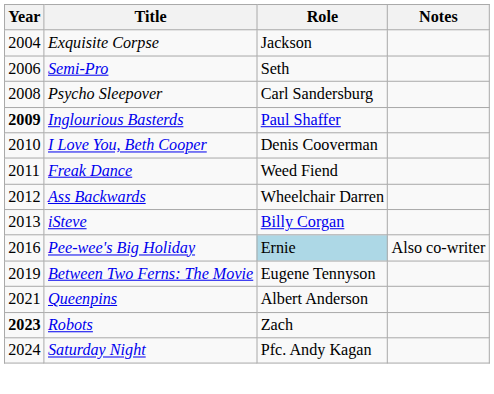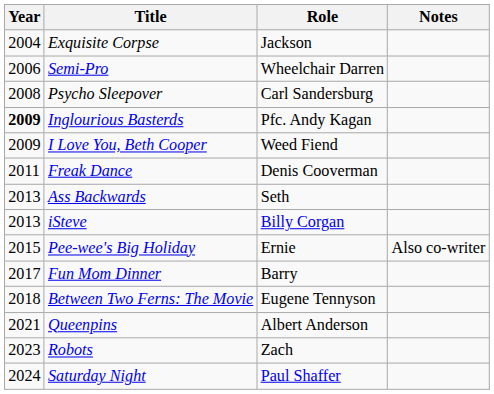(275, 68) Seth -> (322, 68) Wheelchair Darren
(301, 119) Paul Shaffer -> (316, 119) Pfc. Andy Kagan
(24, 145) 2010 -> (24, 145) 2009
(319, 145) Denis Cooverman -> (299, 145) Weed Fiend
(299, 171) Weed Fiend -> (319, 171) Denis Cooverman
(24, 196) 2012 -> (24, 196) 2013
(322, 196) Wheelchair Darren -> (275, 196) Seth
(24, 247) 2016 -> (24, 247) 2015
(278, 247) lightblue background -> (278, 247) no background
+ row: (105, 273)
(24, 273) 2019 -> (24, 299) 2018
(24, 324) bold -> (24, 350) normal
(316, 350) Pfc. Andy Kagan -> (301, 376) Paul Shaffer
